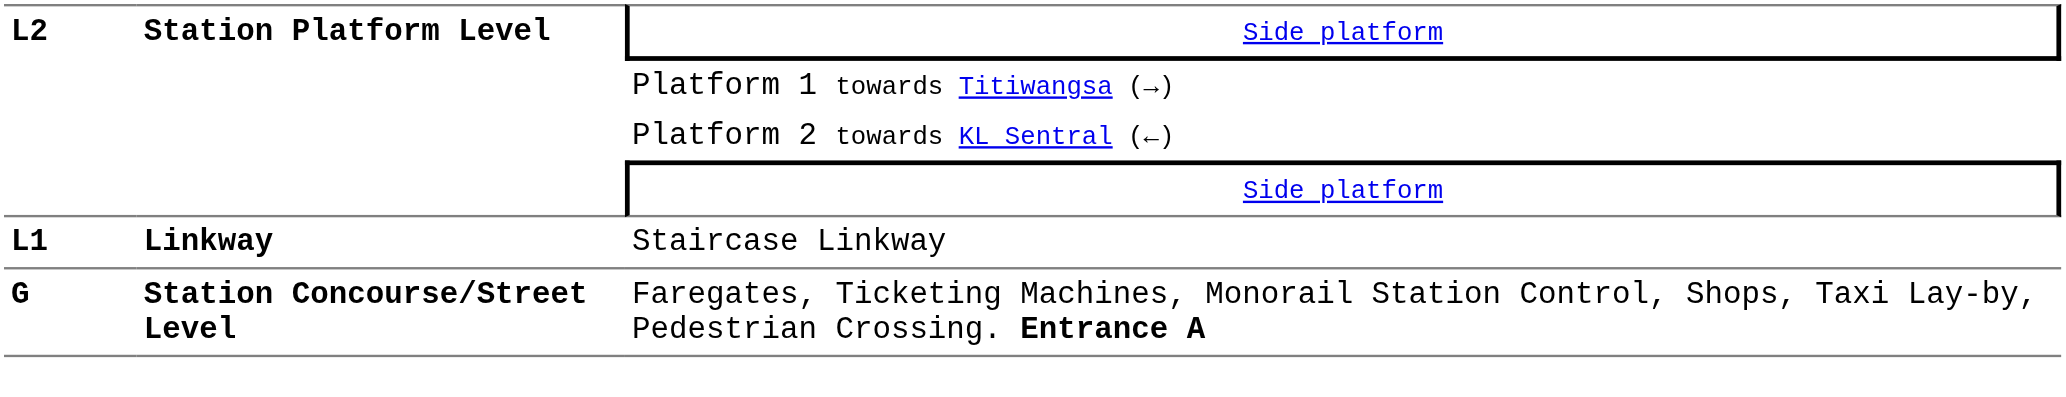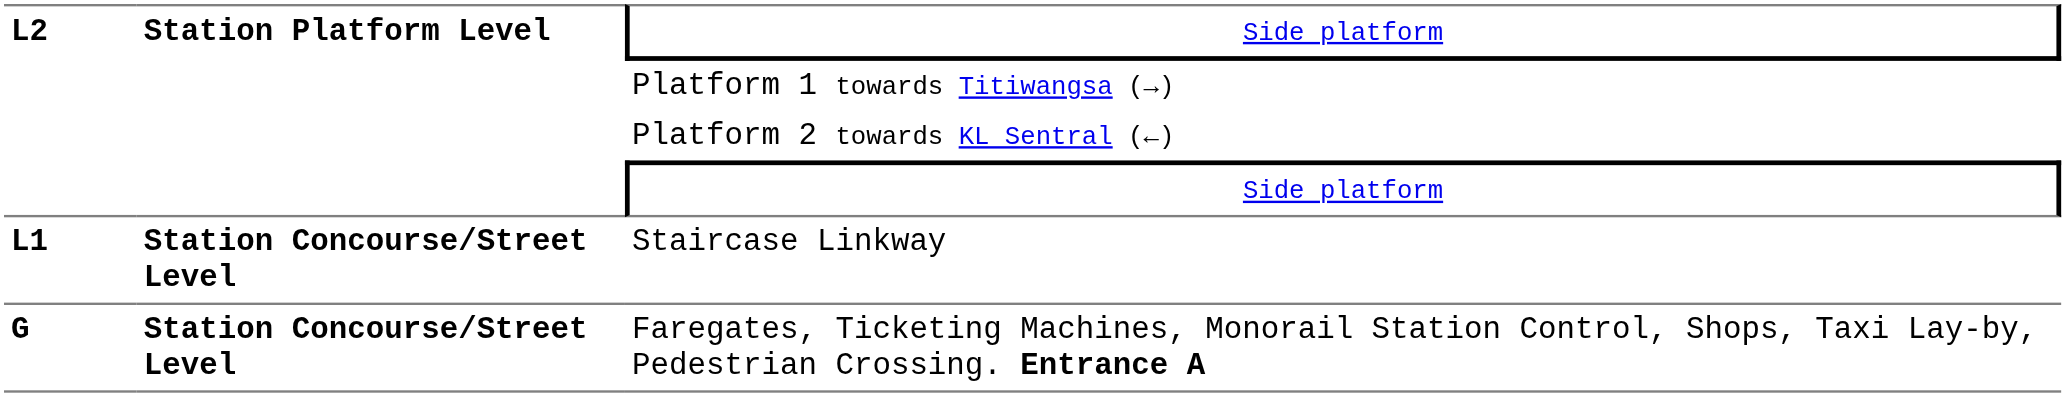(209, 242) Linkway -> (366, 260) Station Concourse/Street Level
